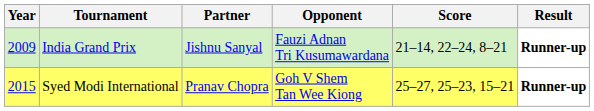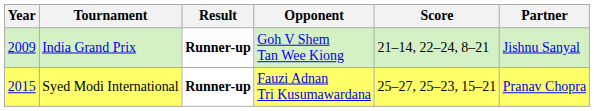columns swapped: (227, 16) <-> (553, 16)
(332, 47) Fauzi Adnan Tri Kusumawardana -> (301, 47) Goh V Shem Tan Wee Kiong
(319, 87) Goh V Shem Tan Wee Kiong -> (314, 87) Fauzi Adnan Tri Kusumawardana
